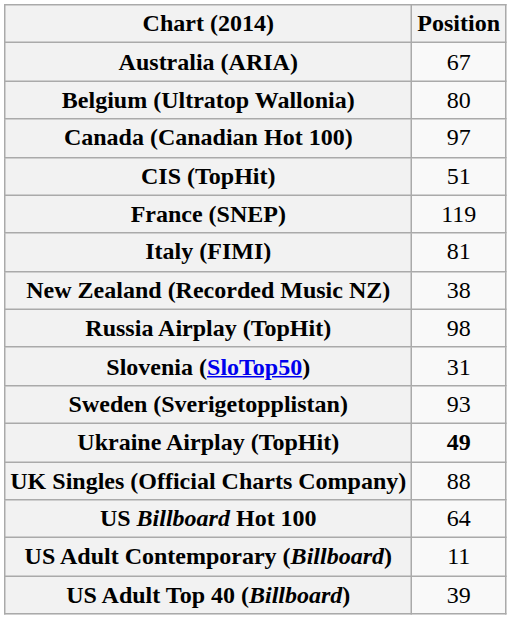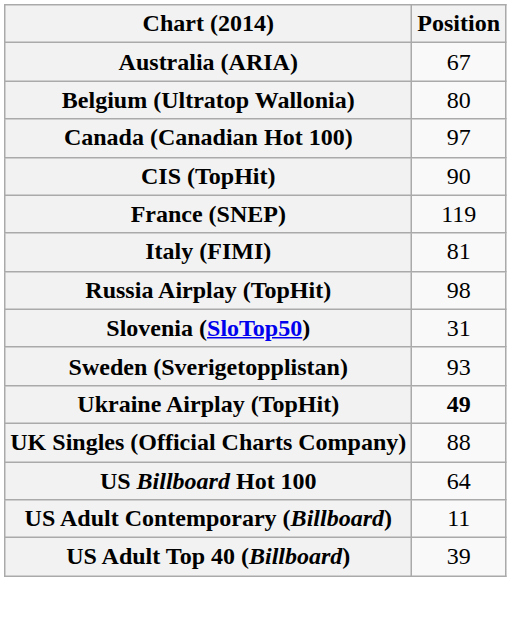(459, 175) 51 -> (459, 175) 90
- row: (208, 289)
